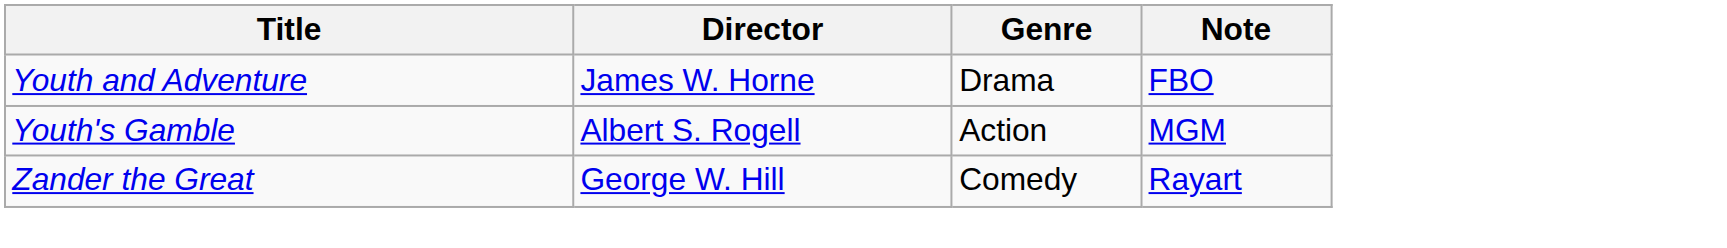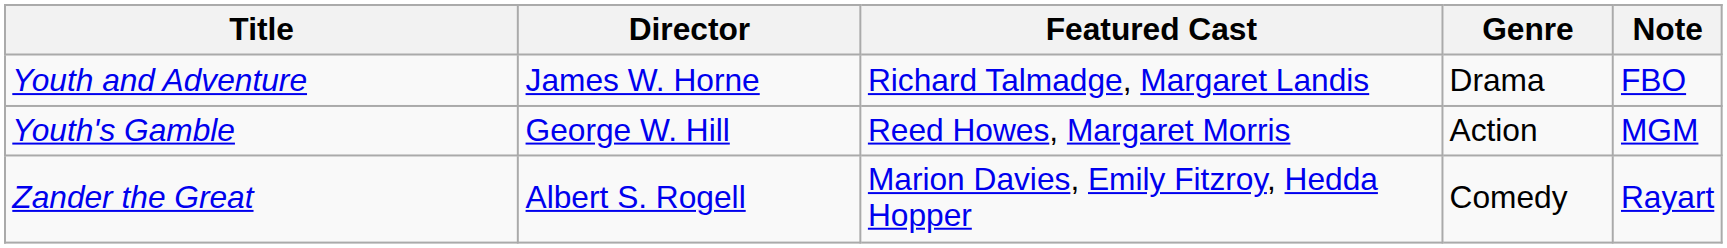+ column: (1151, 29)
(690, 130) Albert S. Rogell -> (628, 130) George W. Hill
(683, 180) George W. Hill -> (636, 198) Albert S. Rogell
